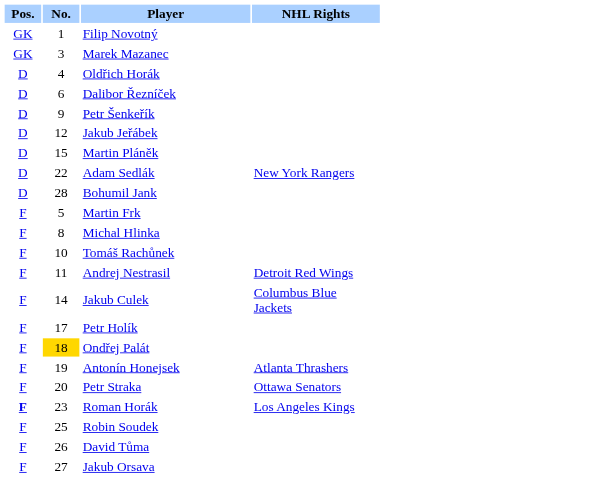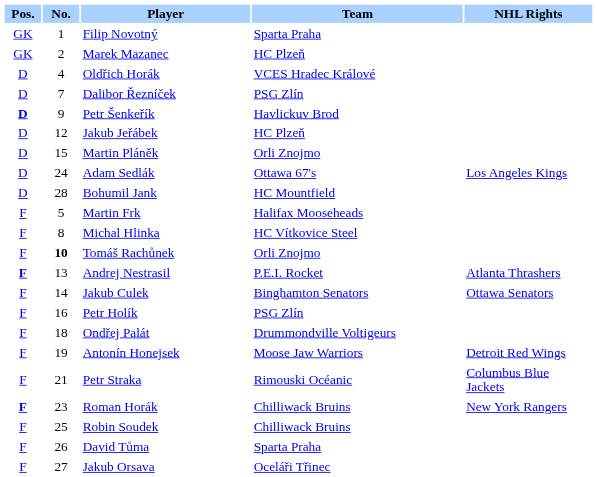+ column: (357, 13)
(61, 53) 3 -> (61, 53) 2
(61, 93) 6 -> (61, 93) 7
(23, 113) normal -> (23, 113) bold
(61, 173) 22 -> (61, 173) 24
(304, 173) New York Rangers -> (517, 173) Los Angeles Kings
(61, 252) normal -> (61, 252) bold
(23, 272) normal -> (23, 272) bold
(61, 272) 11 -> (61, 272) 13
(303, 272) Detroit Red Wings -> (513, 272) Atlanta Thrashers
(295, 300) Columbus Blue Jackets -> (510, 292) Ottawa Senators
(61, 327) 17 -> (61, 312) 16
(61, 347) gold background -> (61, 332) no background
(301, 367) Atlanta Thrashers -> (516, 352) Detroit Red Wings
(61, 387) 20 -> (61, 379) 21
(297, 387) Ottawa Senators -> (508, 379) Columbus Blue Jackets
(304, 407) Los Angeles Kings -> (516, 407) New York Rangers
